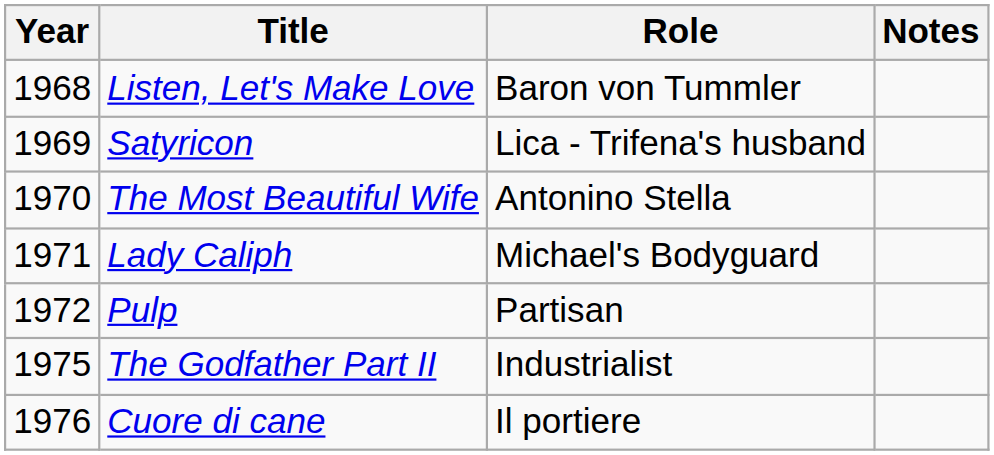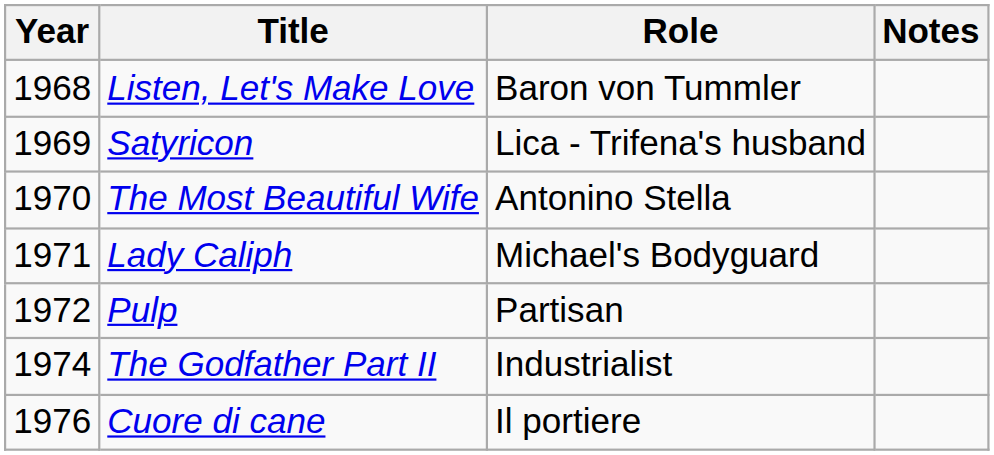(52, 365) 1975 -> (52, 365) 1974
